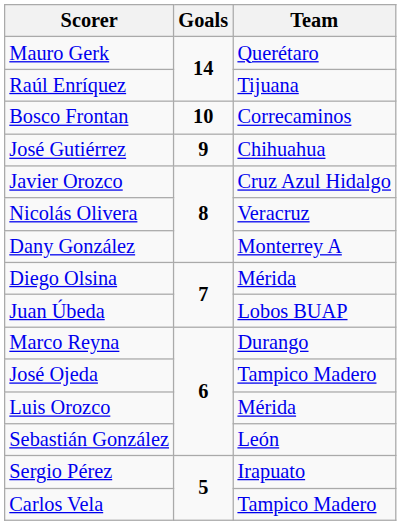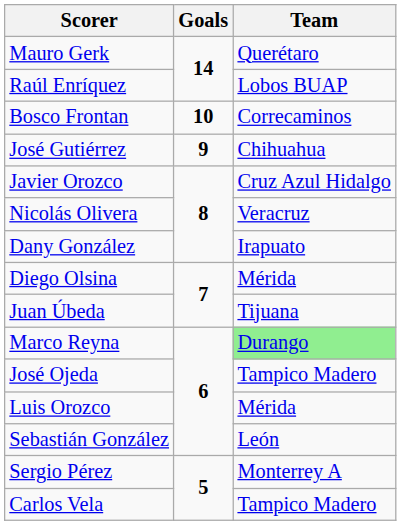(268, 85) Tijuana -> (292, 85) Lobos BUAP
(290, 246) Monterrey A -> (271, 246) Irapuato
(292, 310) Lobos BUAP -> (268, 310) Tijuana
(273, 342) no background -> (273, 342) lightgreen background
(271, 471) Irapuato -> (290, 471) Monterrey A
